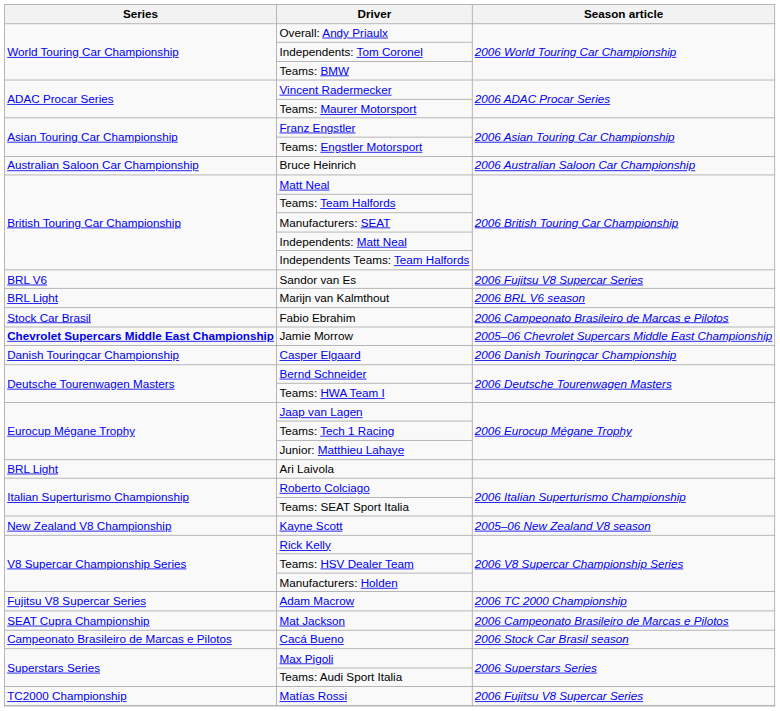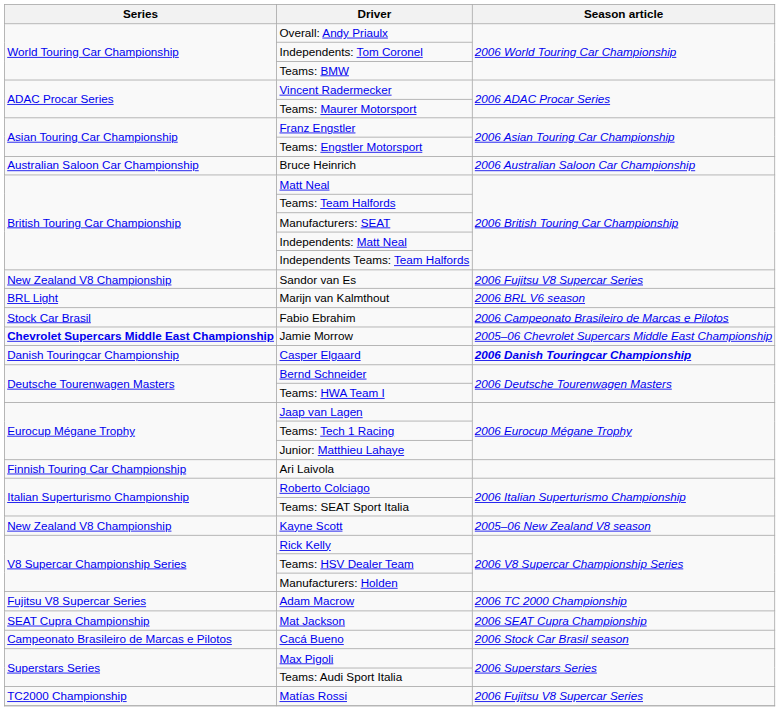(27, 279) BRL V6 -> (89, 279) New Zealand V8 Championship
(576, 355) normal -> (583, 355) bold
(33, 469) BRL Light -> (97, 469) Finnish Touring Car Championship
(602, 620) 2006 Campeonato Brasileiro de Marcas e Pilotos -> (561, 620) 2006 SEAT Cupra Championship
